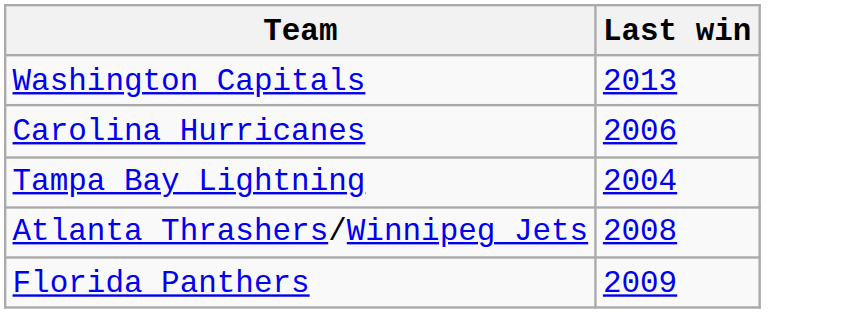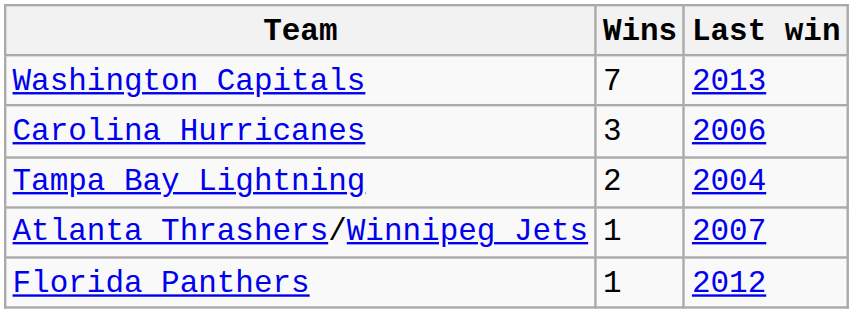+ column: (640, 30)
(640, 232) 2008 -> (729, 232) 2007
(640, 283) 2009 -> (729, 283) 2012
